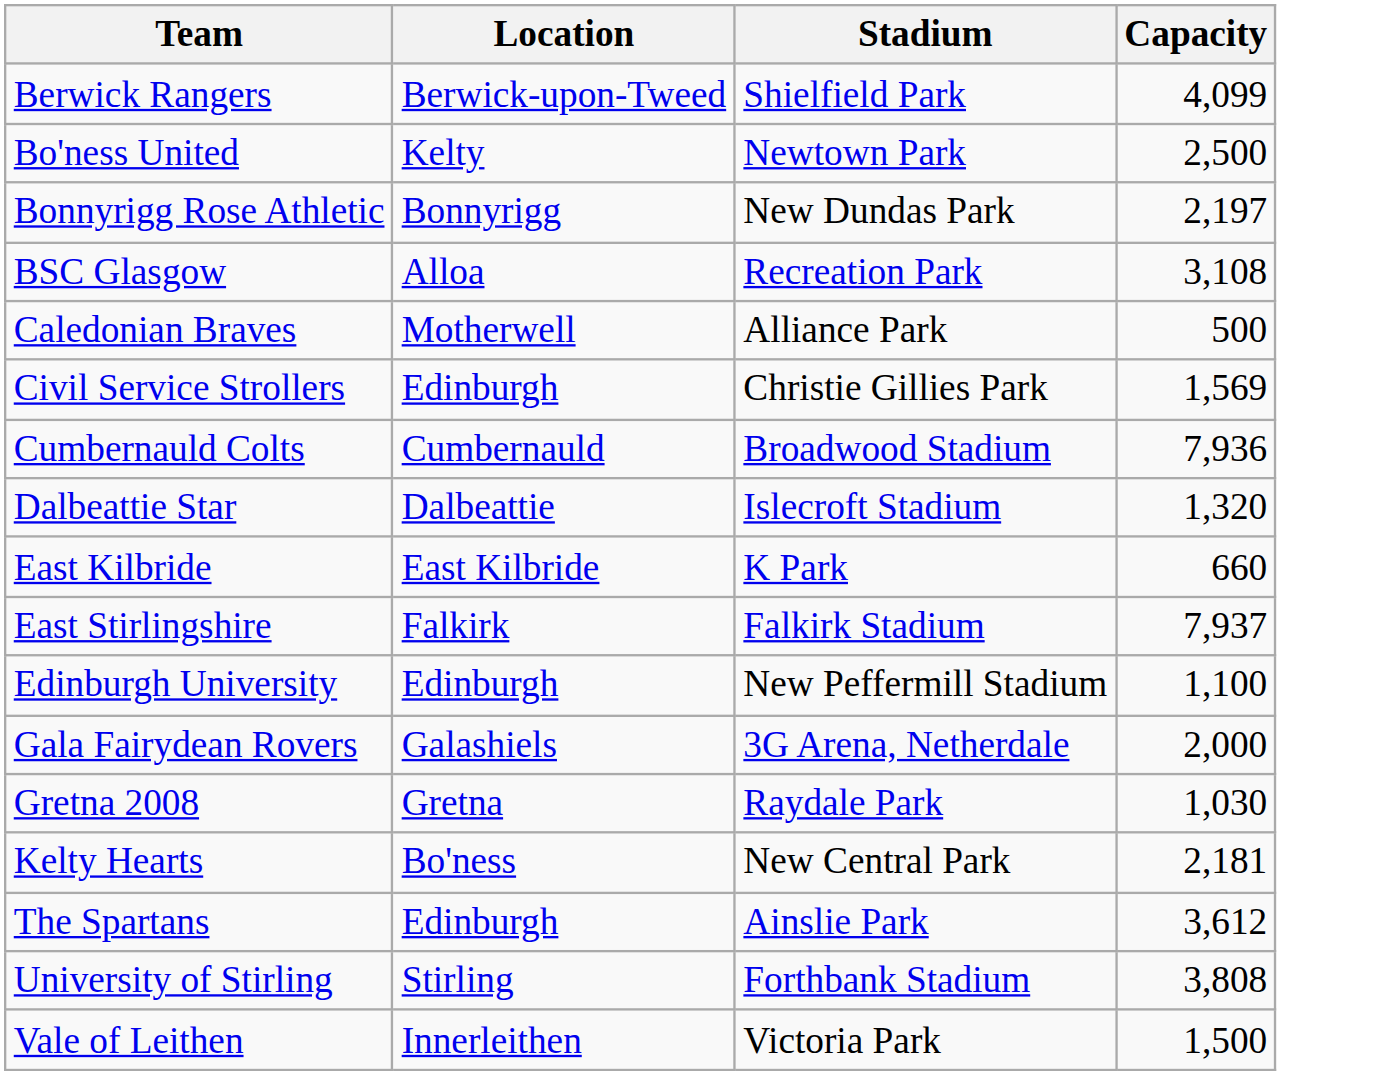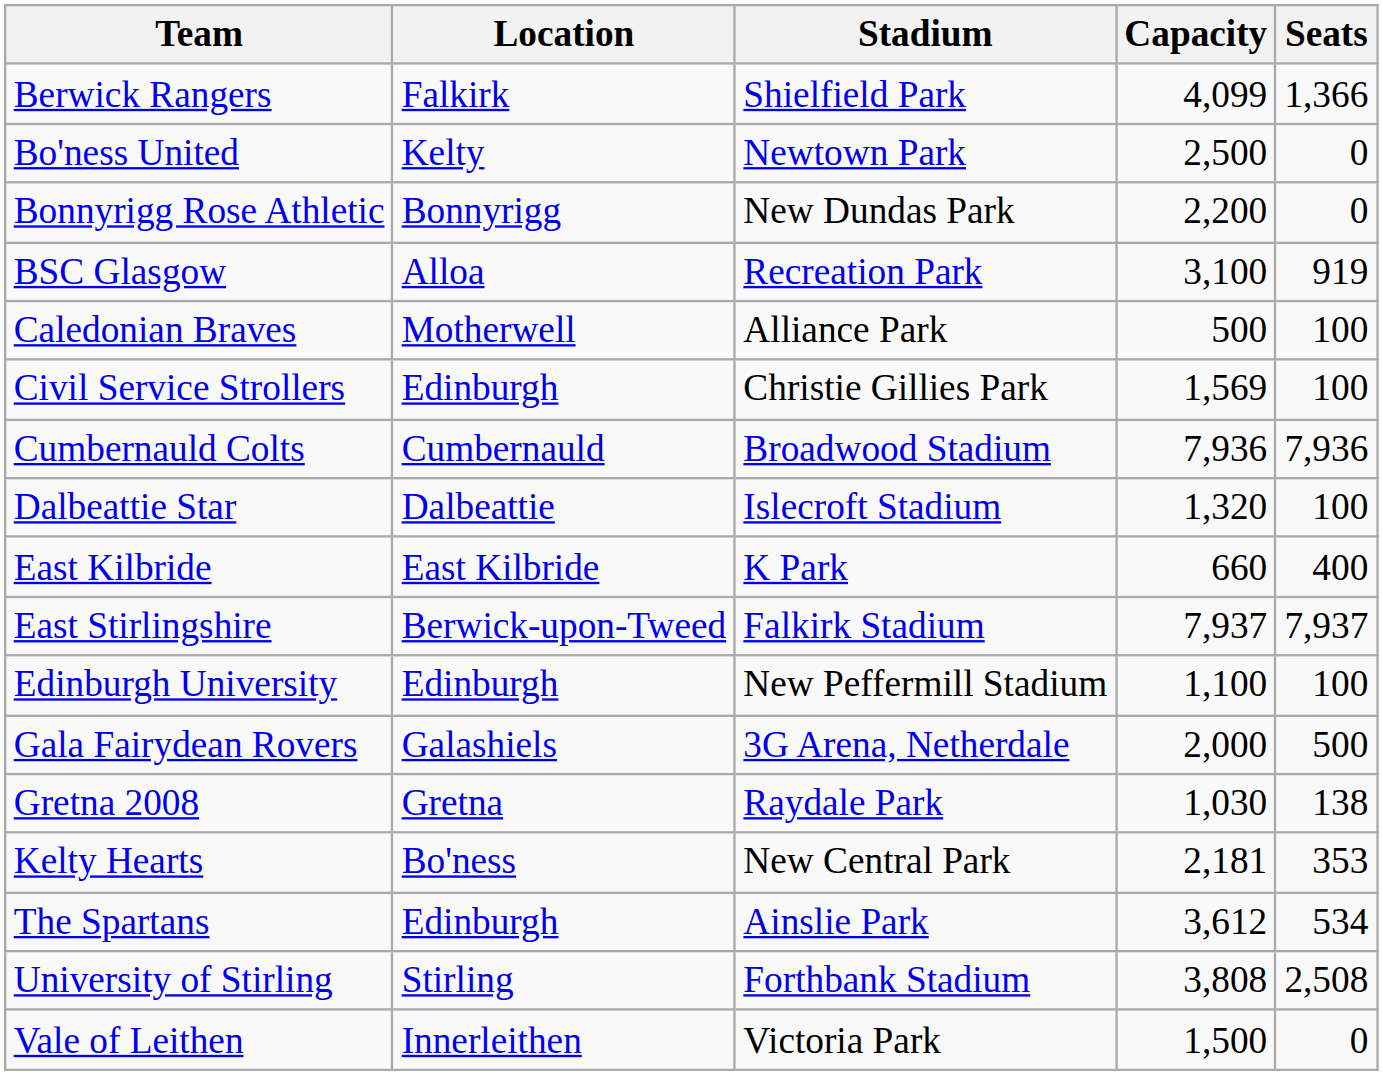+ column: (1326, 34)
(564, 93) Berwick-upon-Tweed -> (456, 93) Falkirk
(1225, 211) 2,197 -> (1225, 211) 2,200
(1225, 270) 3,108 -> (1225, 270) 3,100
(456, 625) Falkirk -> (564, 625) Berwick-upon-Tweed
